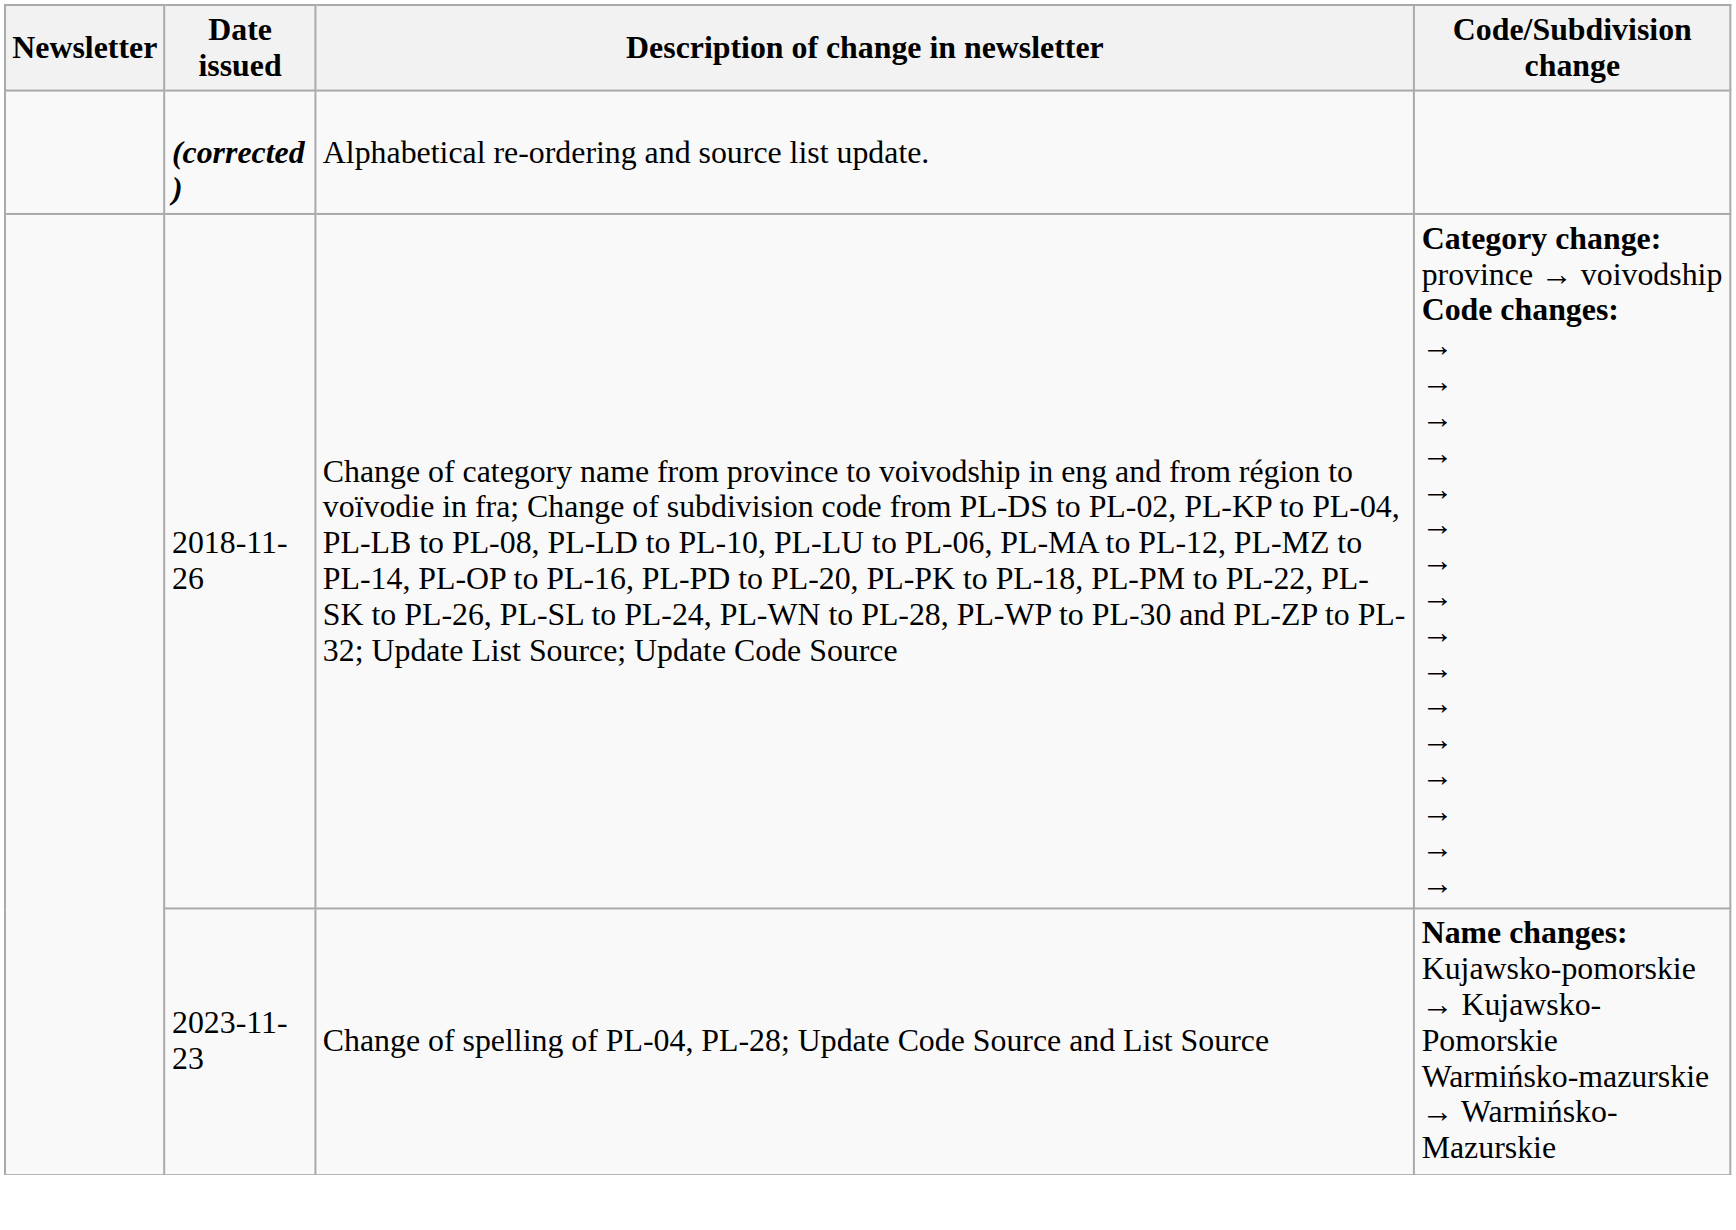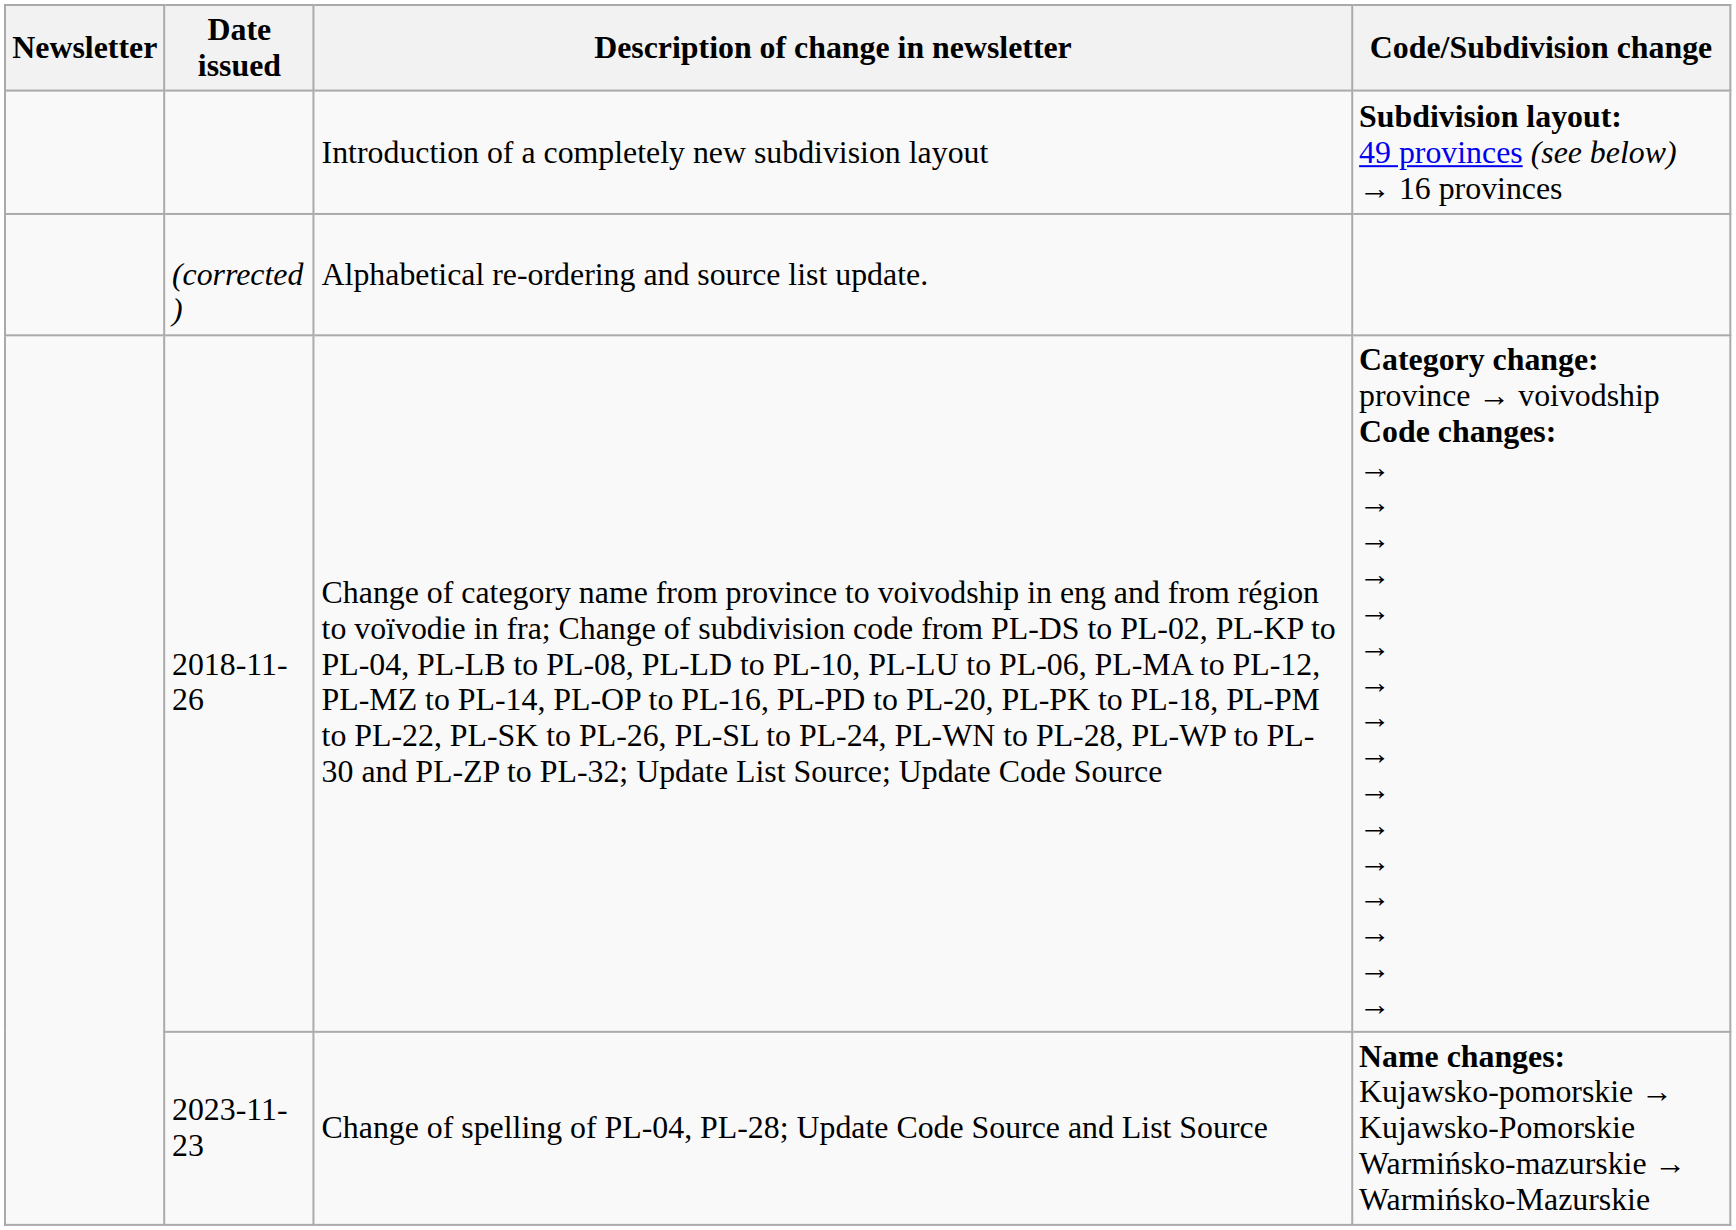+ row: (655, 151)
(238, 169) bold -> (238, 291) normal
